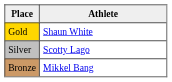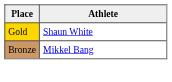- row: (20, 49)
